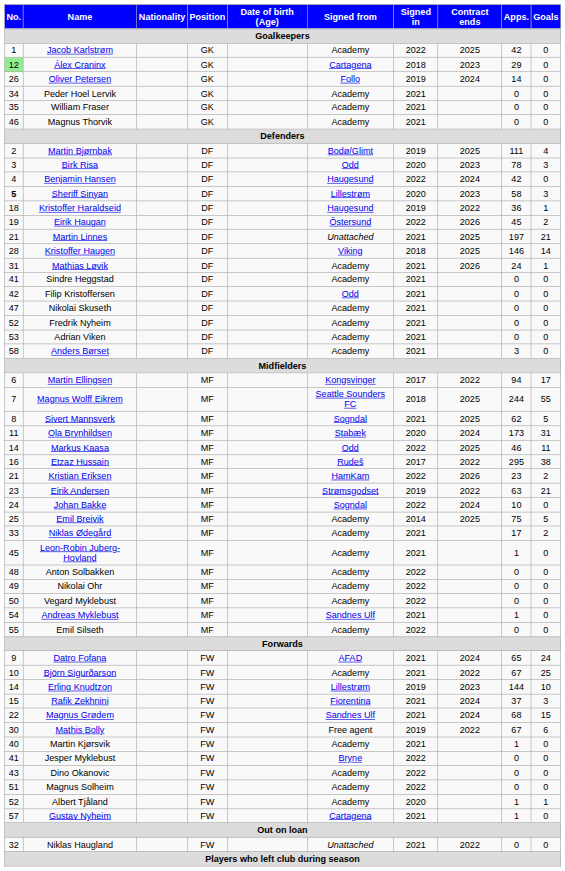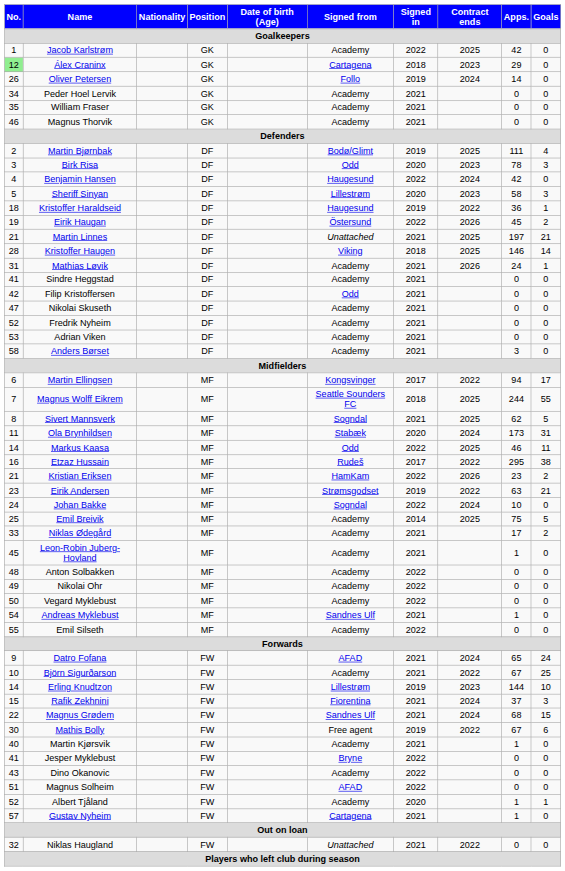(14, 194) bold -> (14, 194) normal
(350, 787) Academy -> (350, 787) AFAD
